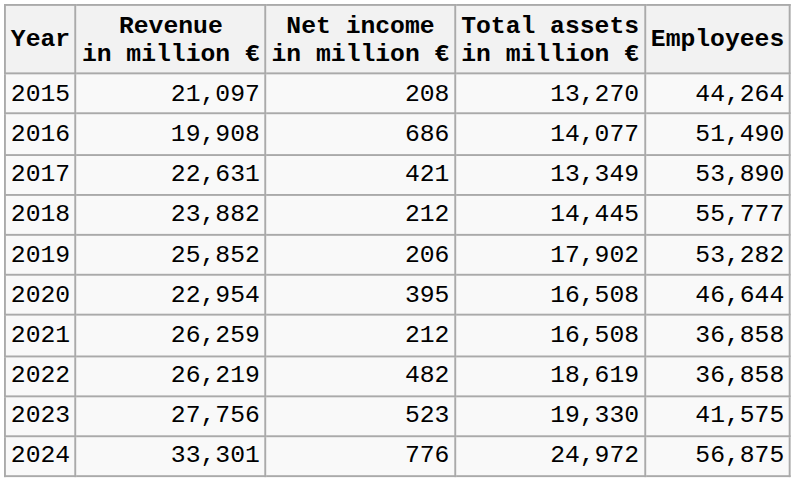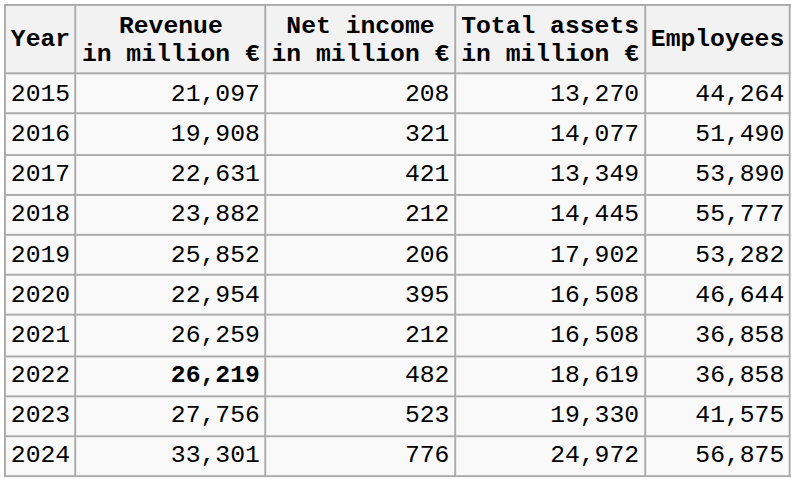(427, 134) 686 -> (427, 134) 321
(215, 376) normal -> (215, 376) bold
